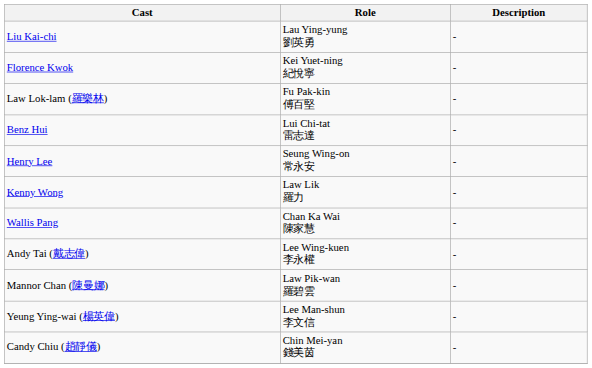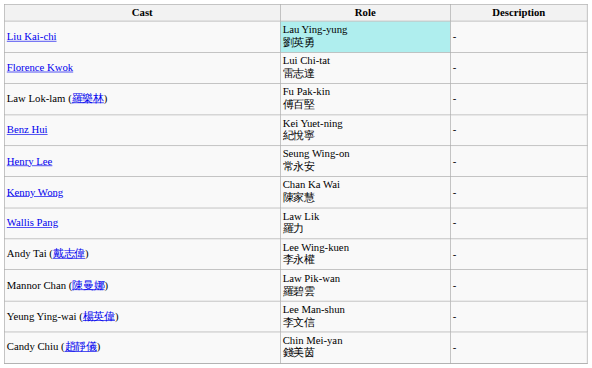(315, 36) no background -> (315, 36) paleturquoise background
(313, 67) Kei Yuet-ning 紀悅寧 -> (306, 67) Lui Chi-tat 雷志達
(306, 129) Lui Chi-tat 雷志達 -> (313, 129) Kei Yuet-ning 紀悅寧
(301, 191) Law Lik 羅力 -> (311, 191) Chan Ka Wai 陳家慧
(311, 222) Chan Ka Wai 陳家慧 -> (301, 222) Law Lik 羅力
